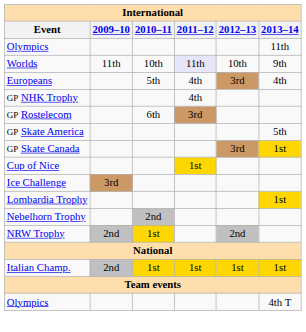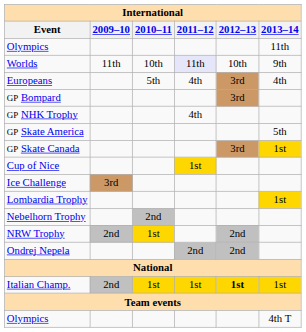+ row: (34, 98)
- row: (39, 115)
+ row: (38, 251)
(237, 268) normal -> (237, 285) bold
